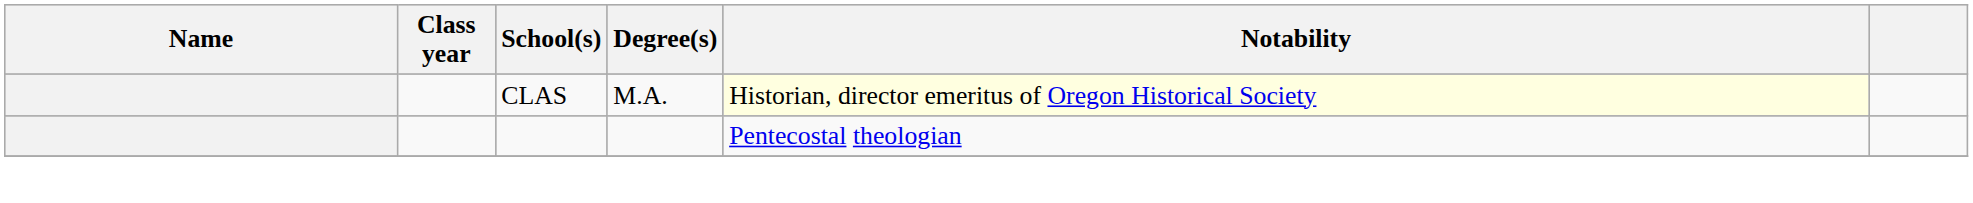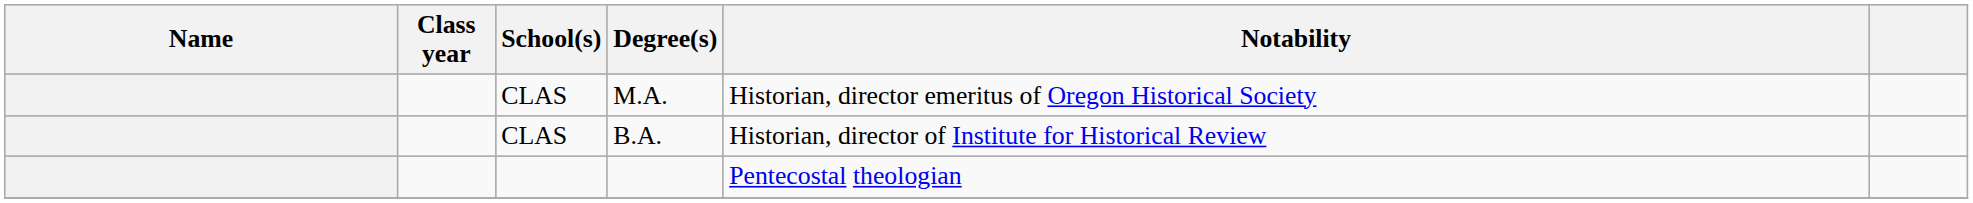(1023, 94) lightyellow background -> (1023, 94) no background
+ row: (534, 135)
